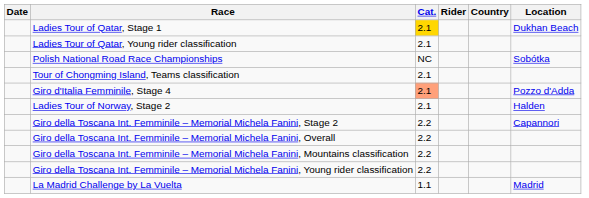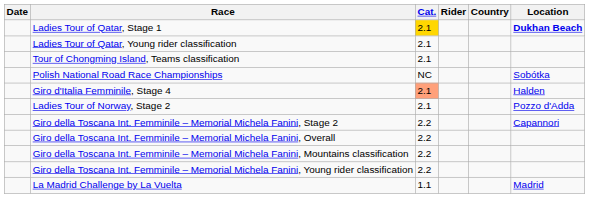(546, 28) normal -> (548, 28) bold
rows swapped: (136, 75) <-> (128, 59)
(544, 91) Pozzo d'Adda -> (529, 91) Halden
(529, 106) Halden -> (544, 106) Pozzo d'Adda
